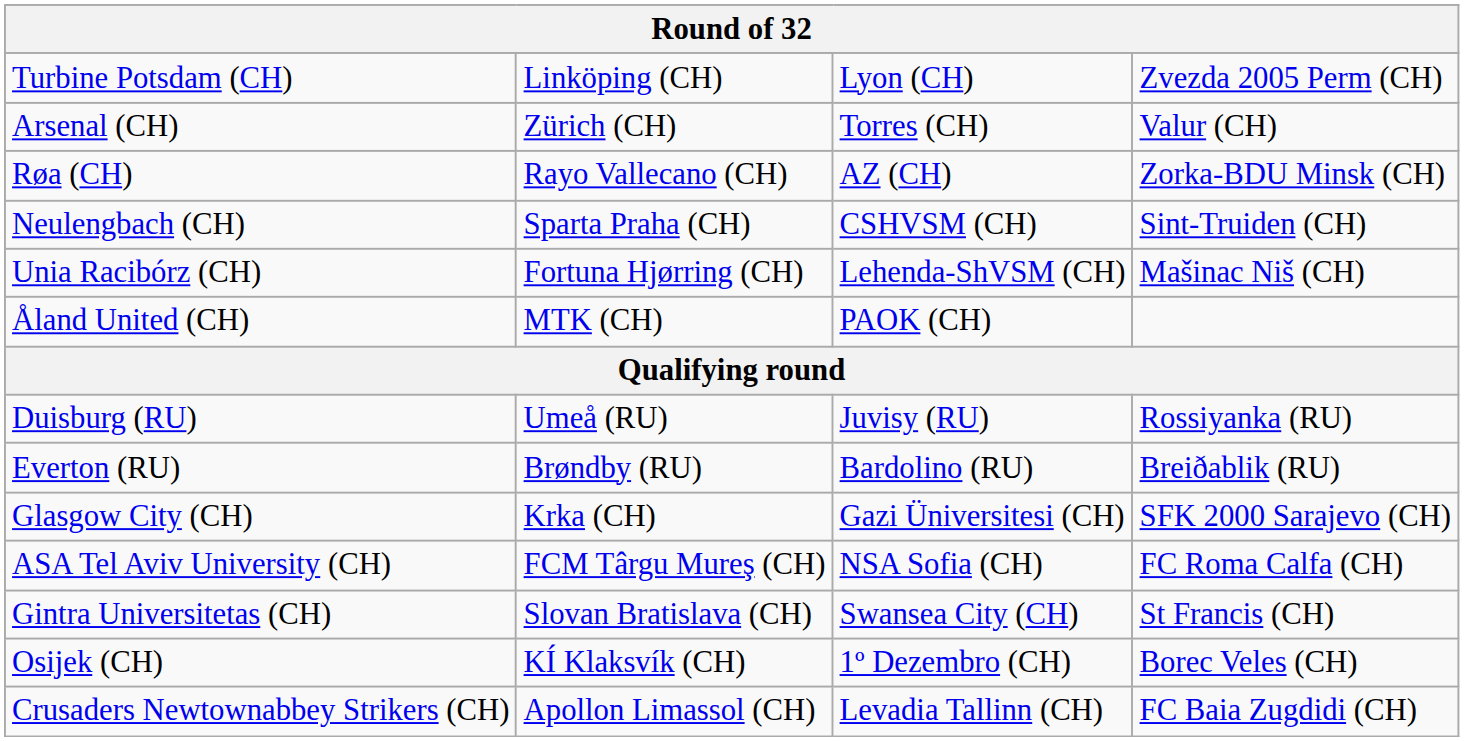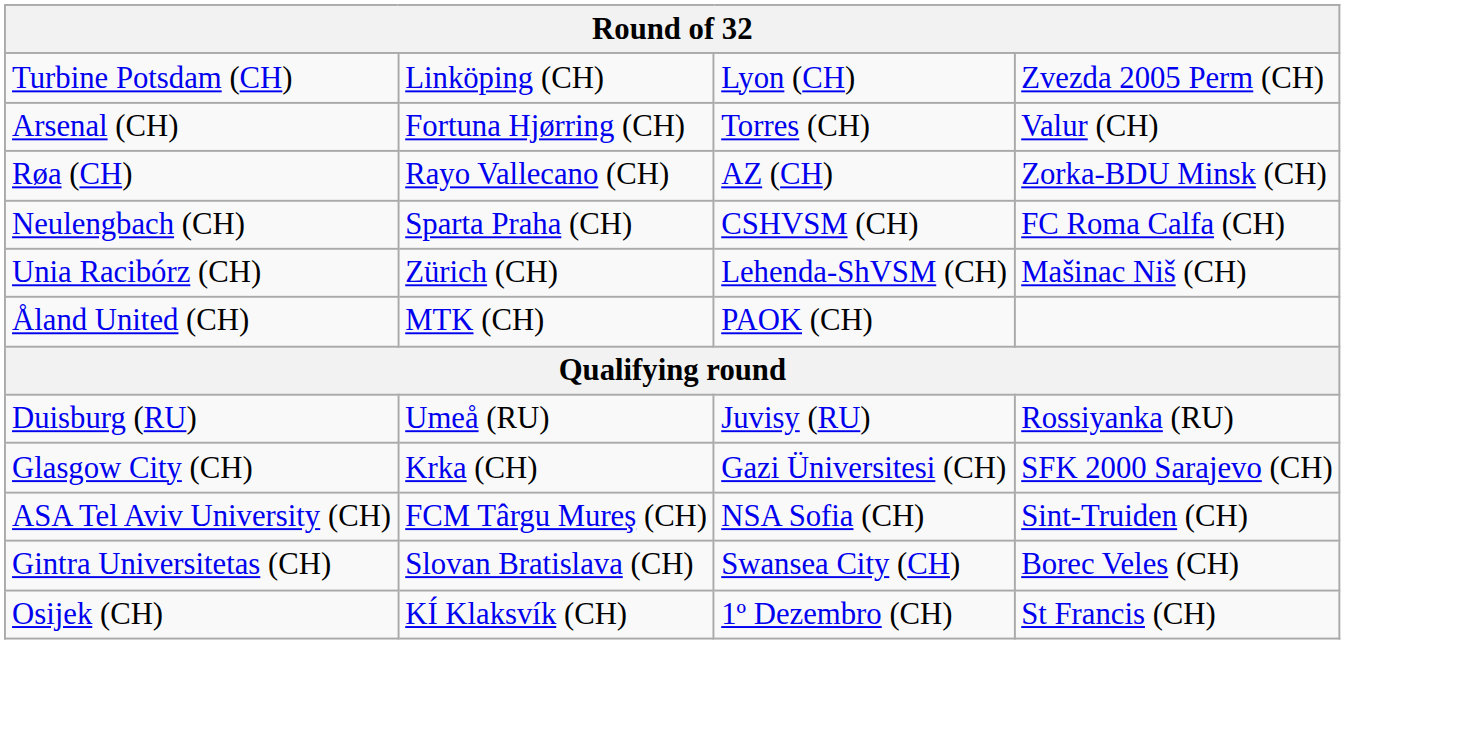(600, 126) Zürich (CH) -> (545, 126) Fortuna Hjørring (CH)
(1253, 223) Sint-Truiden (CH) -> (1153, 223) FC Roma Calfa (CH)
(664, 272) Fortuna Hjørring (CH) -> (482, 272) Zürich (CH)
- row: (96, 467)
(1271, 564) FC Roma Calfa (CH) -> (1135, 516) Sint-Truiden (CH)
(1237, 613) St Francis (CH) -> (1130, 564) Borec Veles (CH)
(1249, 662) Borec Veles (CH) -> (1118, 613) St Francis (CH)
- row: (261, 710)
